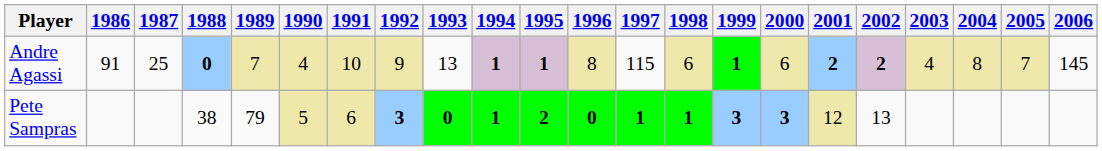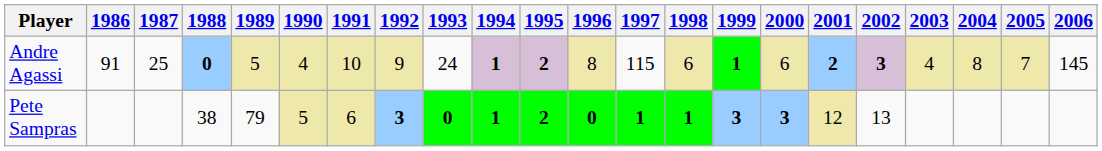(255, 62) 7 -> (255, 62) 5
(448, 62) 13 -> (448, 62) 24
(544, 62) 1 -> (544, 62) 2
(881, 62) 2 -> (881, 62) 3
